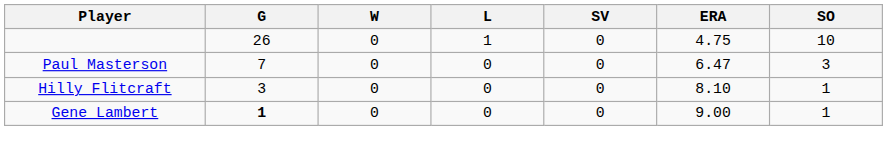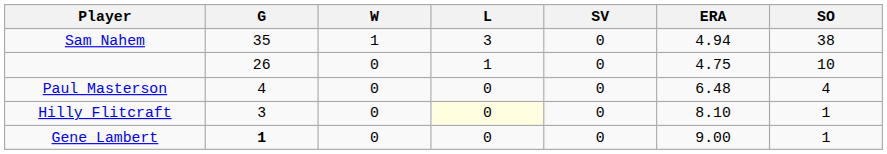+ row: (105, 41)
(262, 65) 7 -> (262, 89) 4
(713, 65) 6.47 -> (713, 89) 6.48
(826, 65) 3 -> (826, 89) 4
(487, 89) no background -> (487, 113) lightyellow background
